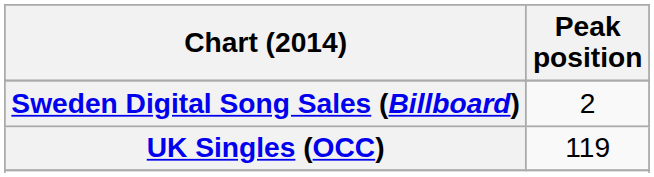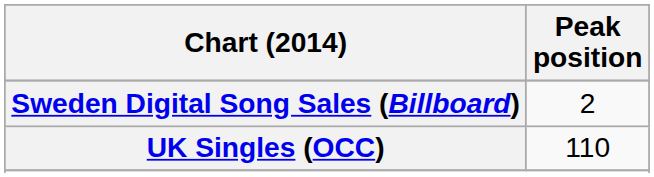(588, 147) 119 -> (588, 147) 110
